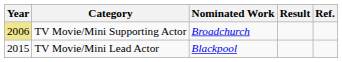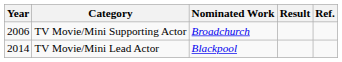(18, 31) khaki background -> (18, 31) no background
(18, 48) 2015 -> (18, 48) 2014
